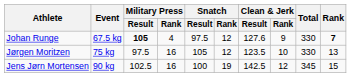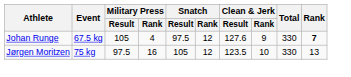(141, 39) bold -> (122, 39) normal
- row: (48, 66)
